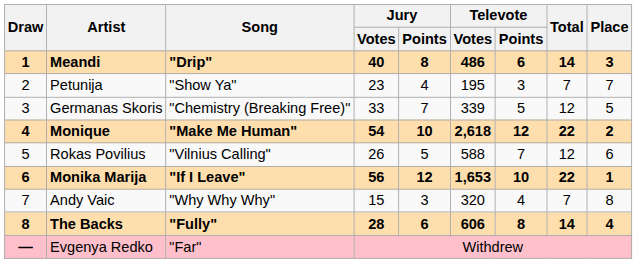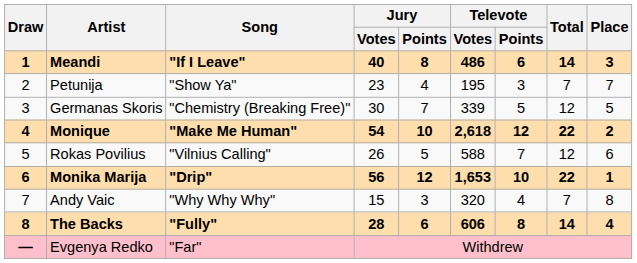(191, 62) "Drip" -> (207, 62) "If I Leave"
(376, 108) 33 -> (376, 108) 30
(207, 177) "If I Leave" -> (191, 177) "Drip"
